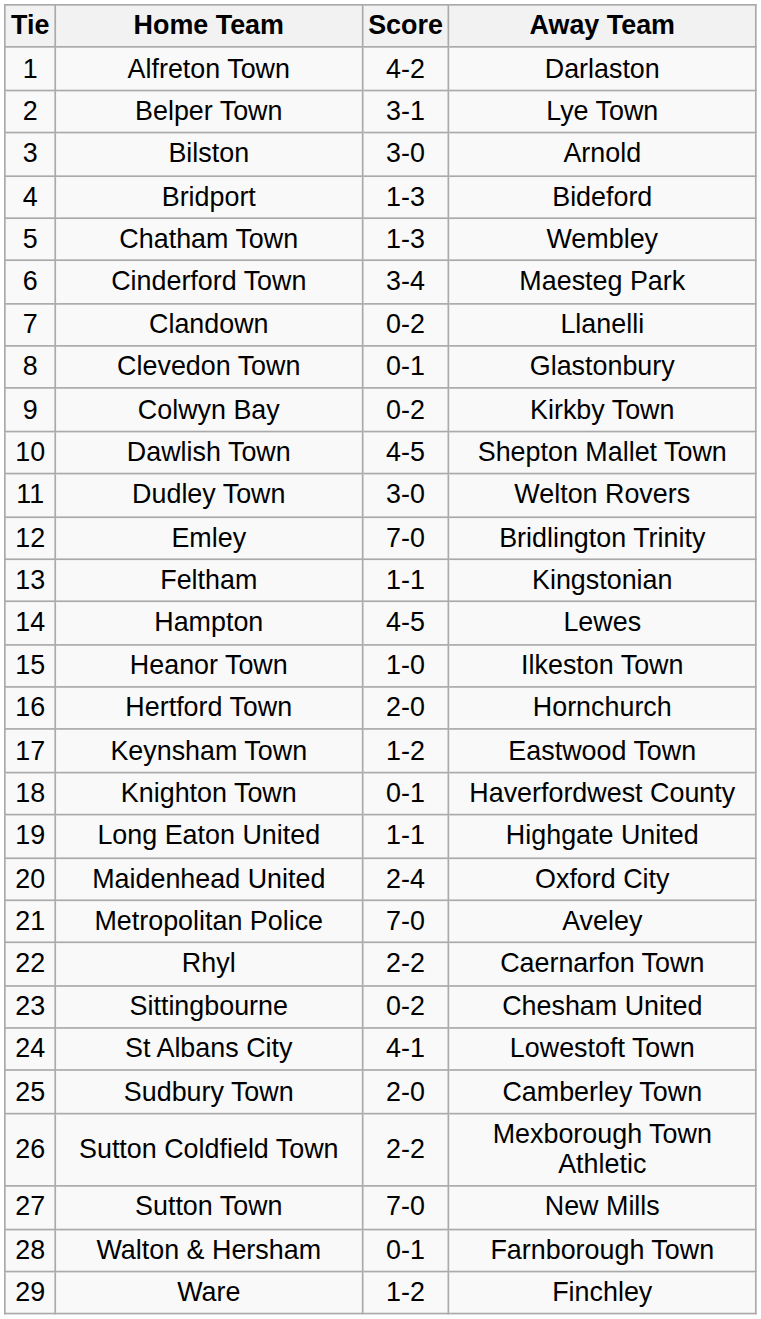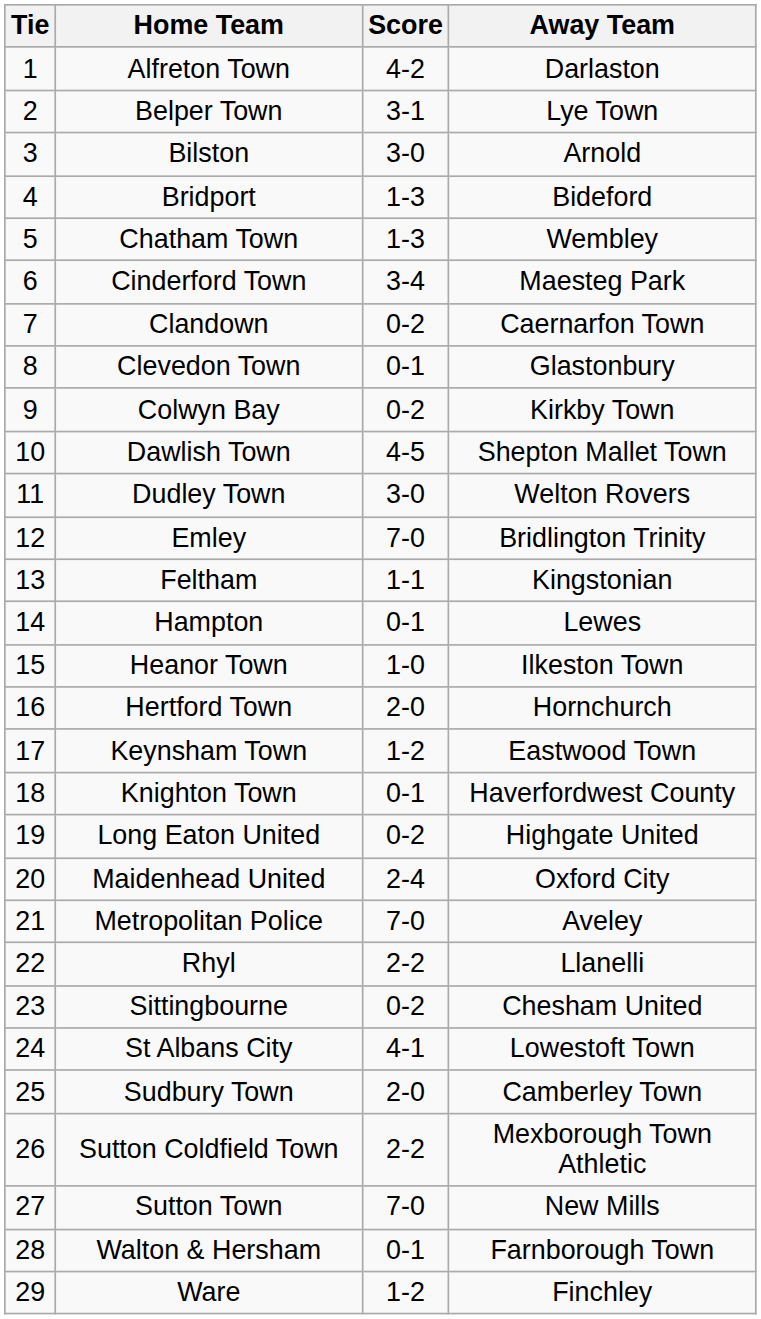(602, 324) Llanelli -> (602, 324) Caernarfon Town
(406, 622) 4-5 -> (406, 622) 0-1
(406, 835) 1-1 -> (406, 835) 0-2
(602, 963) Caernarfon Town -> (602, 963) Llanelli
